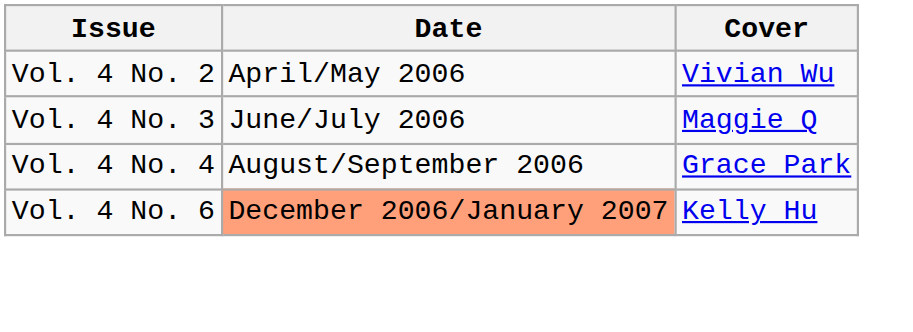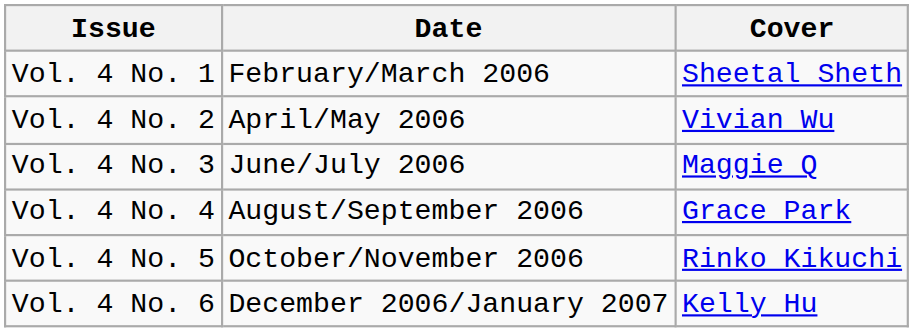+ row: (113, 74)
+ row: (113, 258)
(448, 212) lightsalmon background -> (448, 304) no background
